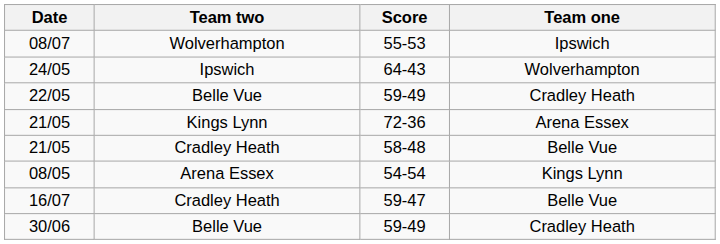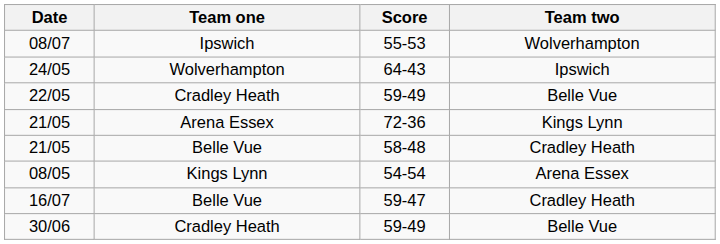columns swapped: (582, 17) <-> (227, 17)
